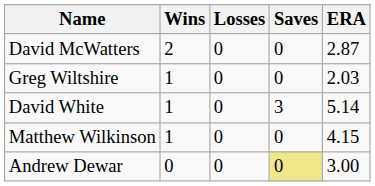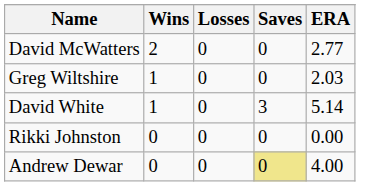(343, 48) 2.87 -> (327, 48) 2.77
- row: (82, 136)
+ row: (65, 136)
(343, 166) 3.00 -> (327, 166) 4.00
